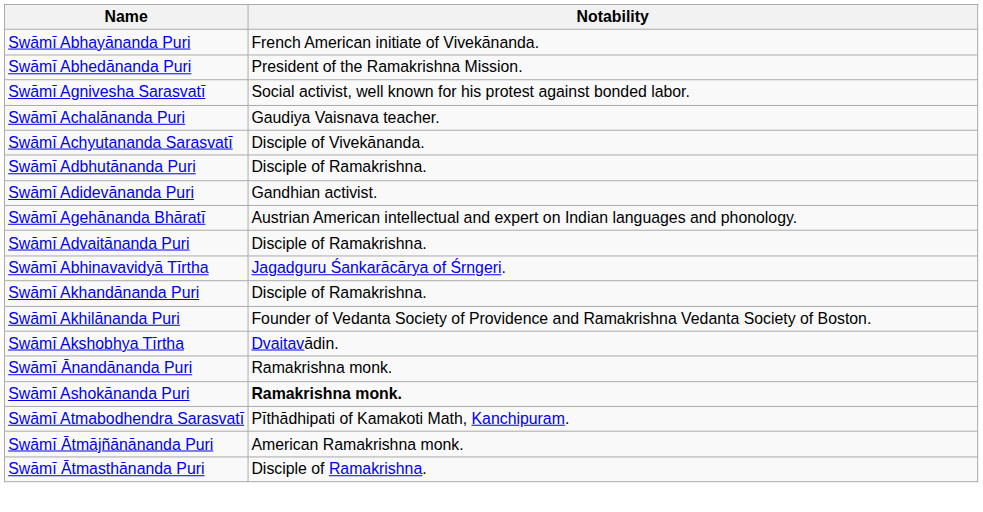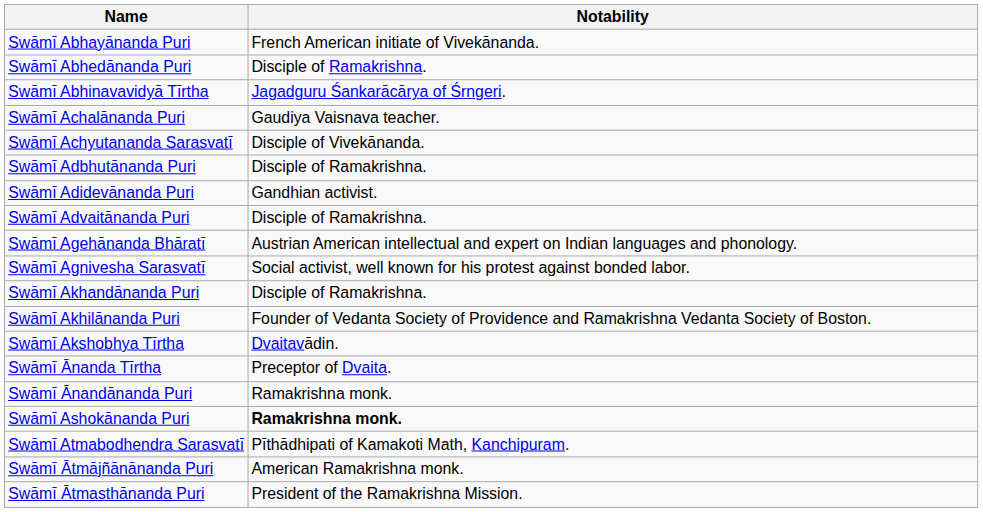(387, 67) President of the Ramakrishna Mission. -> (339, 67) Disciple of Ramakrishna.
rows swapped: (108, 268) <-> (107, 92)
rows swapped: (99, 243) <-> (107, 218)
+ row: (85, 368)
(339, 469) Disciple of Ramakrishna. -> (387, 494) President of the Ramakrishna Mission.
